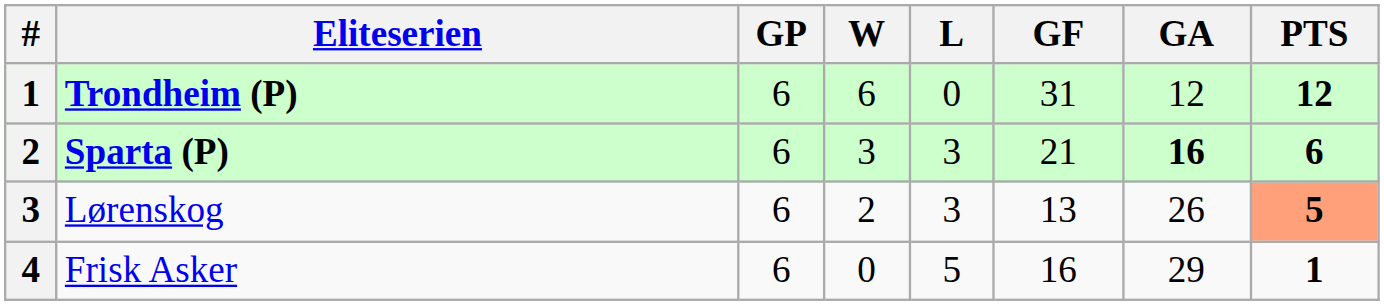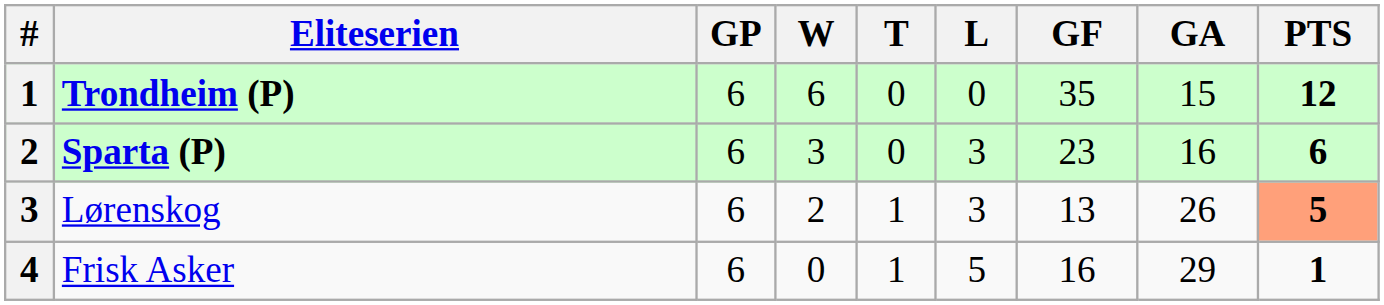+ column: (896, 33)
(1058, 92) 31 -> (1077, 92) 35
(1186, 92) 12 -> (1197, 92) 15
(1058, 151) 21 -> (1077, 151) 23
(1186, 151) bold -> (1197, 151) normal
